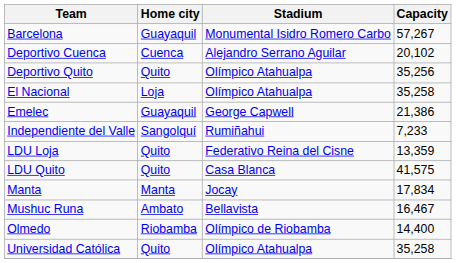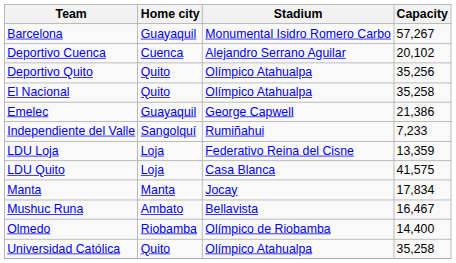(152, 92) Loja -> (155, 92) Quito
(155, 151) Quito -> (152, 151) Loja
(155, 170) Quito -> (152, 170) Loja
